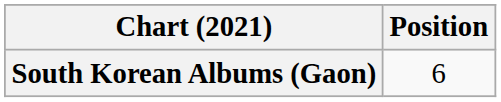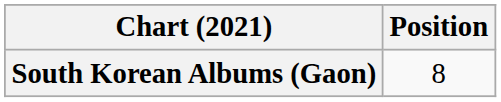(439, 72) 6 -> (439, 72) 8
